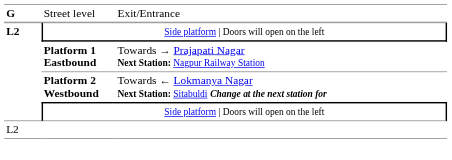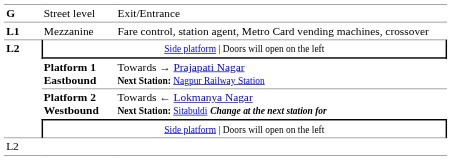+ row: (69, 31)
